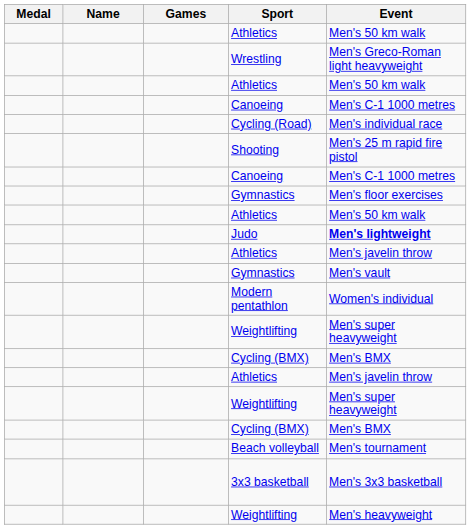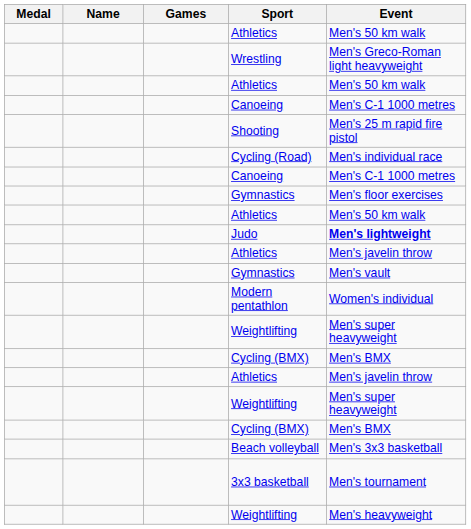rows swapped: (34, 150) <-> (34, 124)
(378, 448) Men's tournament -> (386, 448) Men's 3x3 basketball
(386, 481) Men's 3x3 basketball -> (378, 481) Men's tournament
